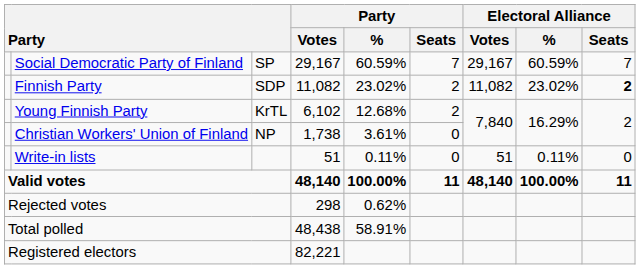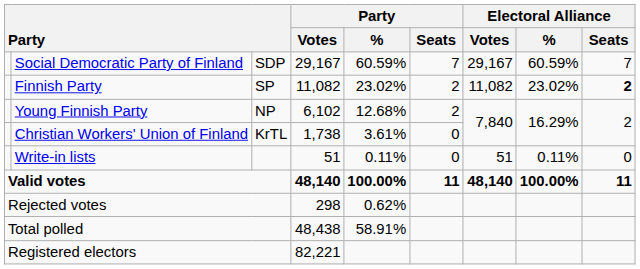(265, 63) SP -> (270, 63) SDP
(270, 87) SDP -> (265, 87) SP
(271, 110) KrTL -> (265, 110) NP
(265, 134) NP -> (271, 134) KrTL
